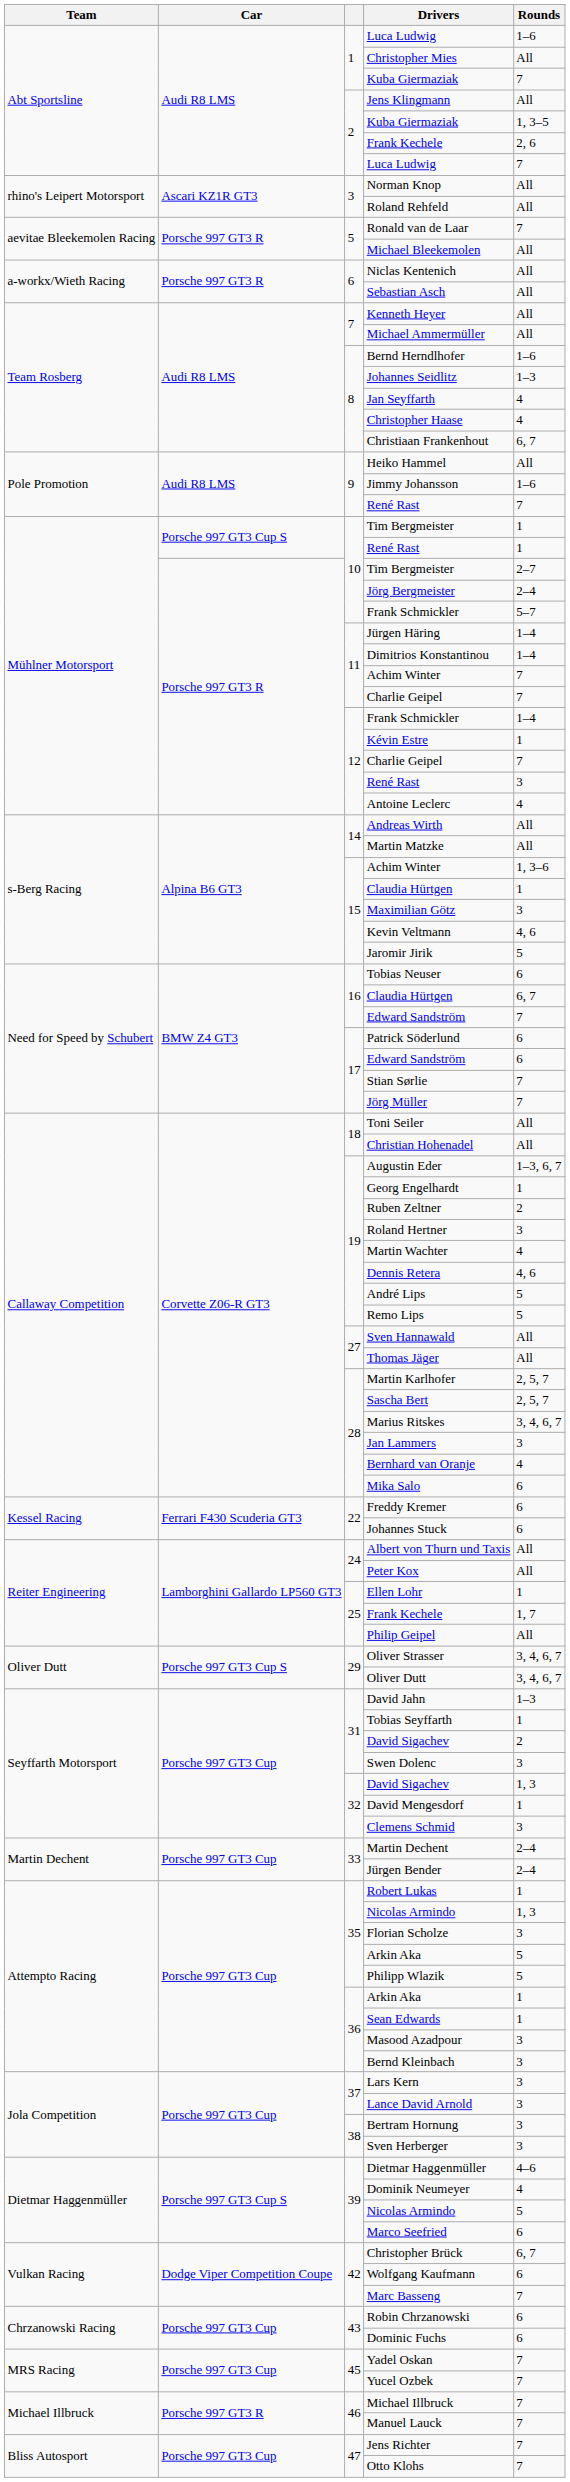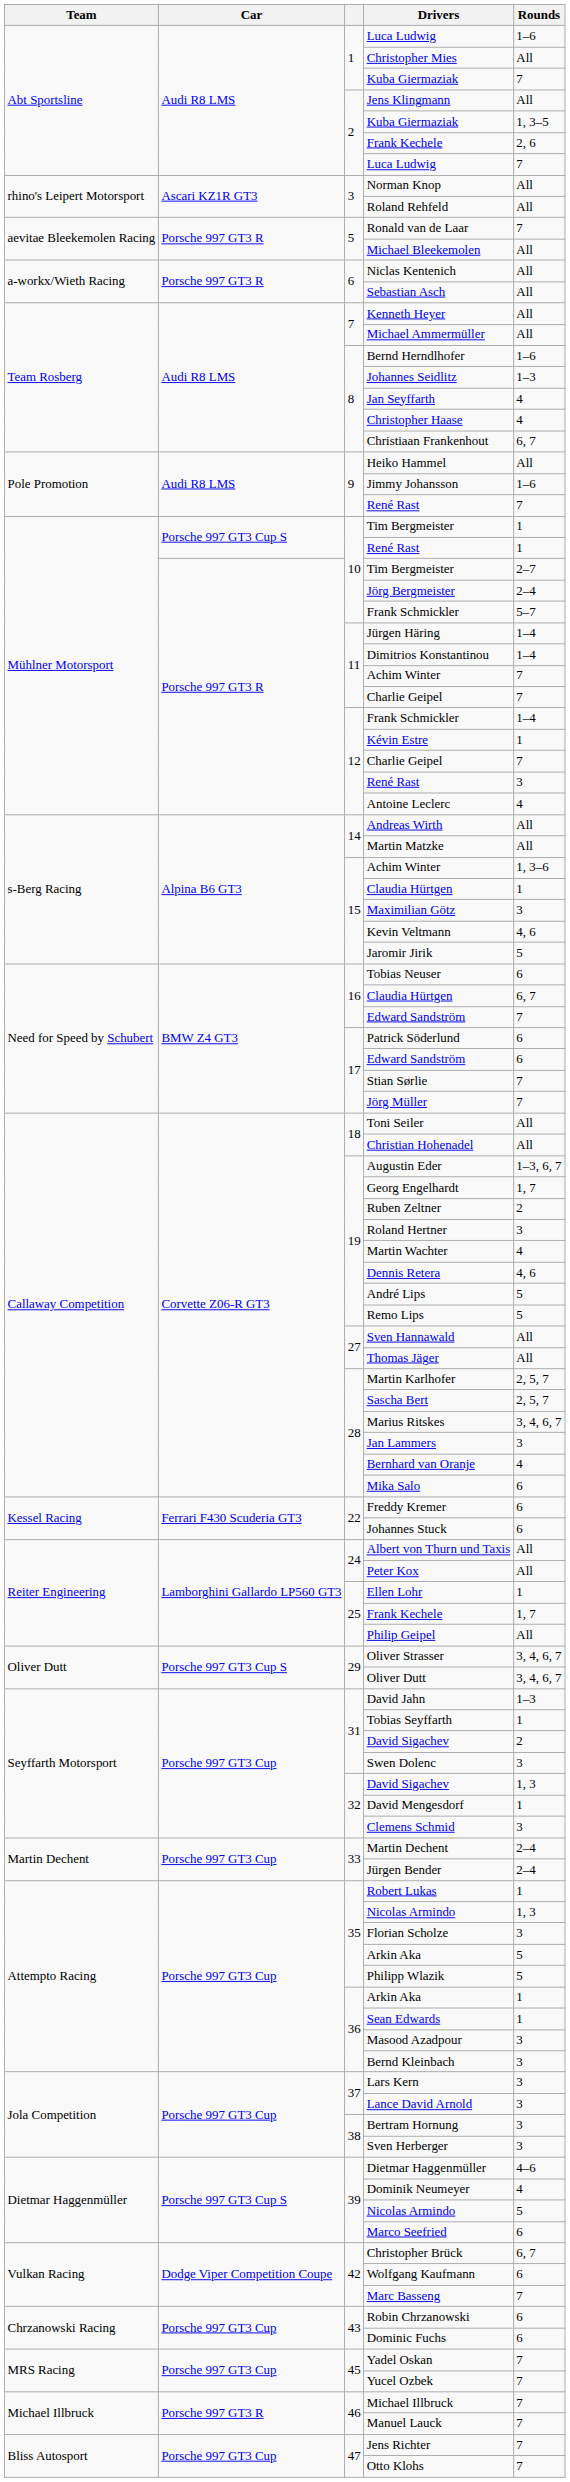(520, 1187) 1 -> (526, 1187) 1, 7
